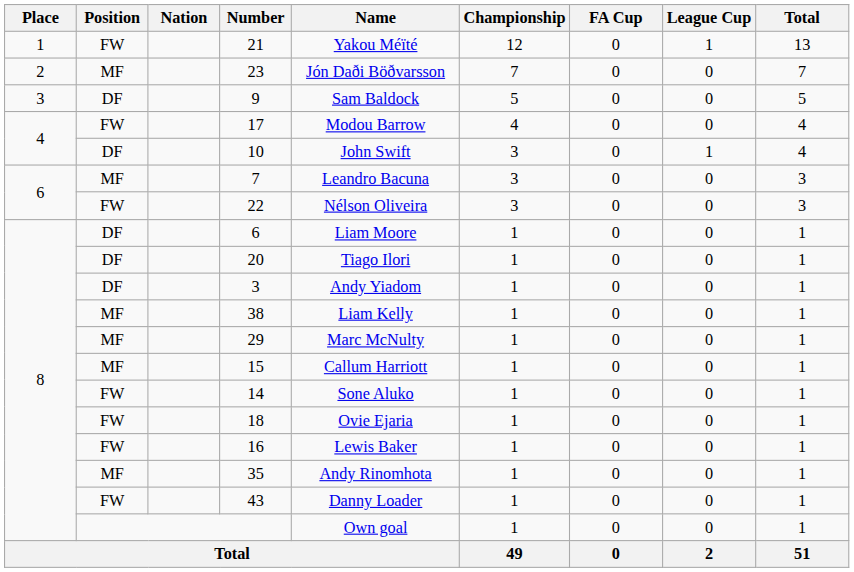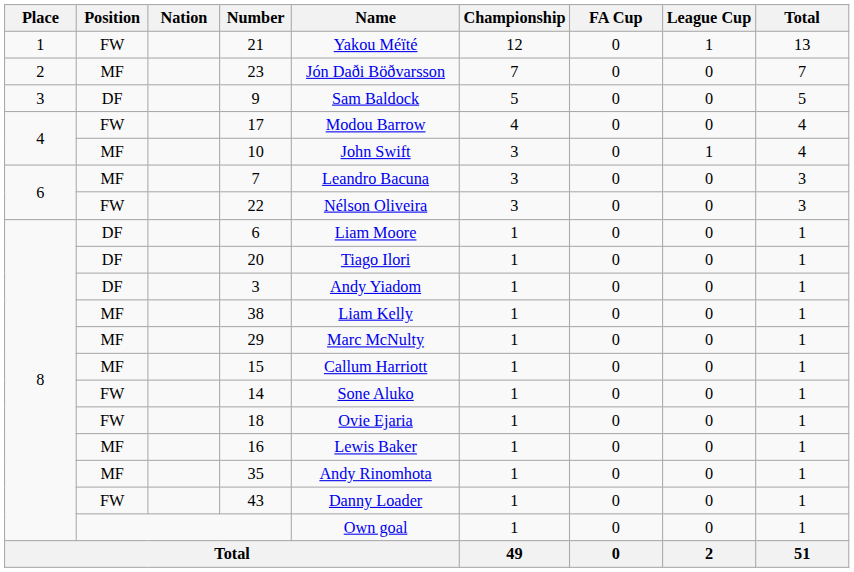(112, 152) DF -> (112, 152) MF
(112, 447) FW -> (112, 447) MF
